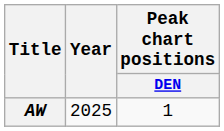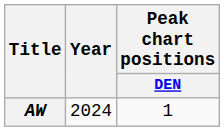(91, 112) 2025 -> (91, 112) 2024
